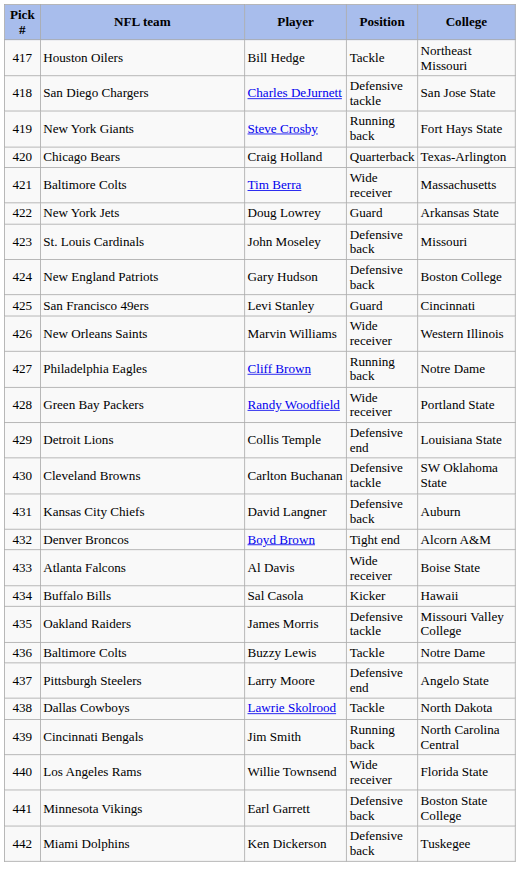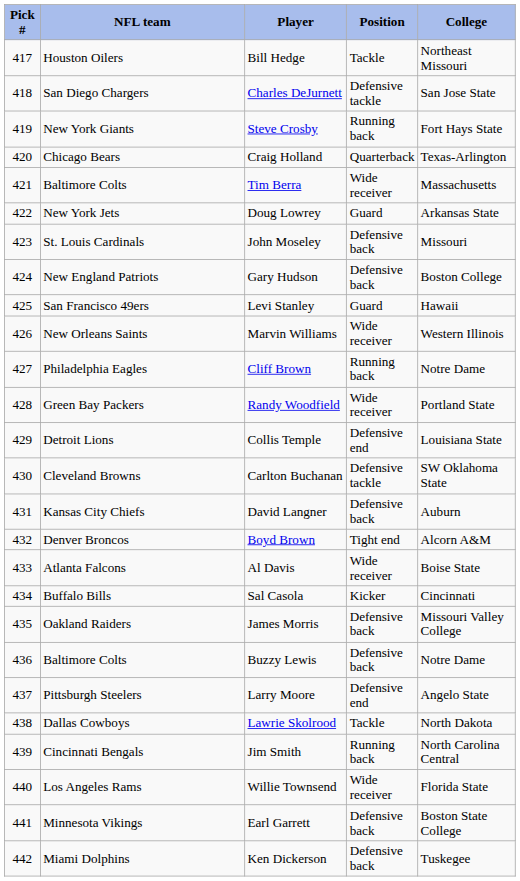(448, 305) Cincinnati -> (440, 305) Hawaii
(440, 596) Hawaii -> (448, 596) Cincinnati
(376, 624) Defensive tackle -> (376, 624) Defensive back
(367, 652) Tackle -> (376, 659) Defensive back
